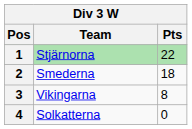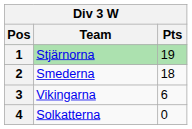(168, 54) 22 -> (168, 54) 19
(164, 94) 8 -> (164, 94) 6
